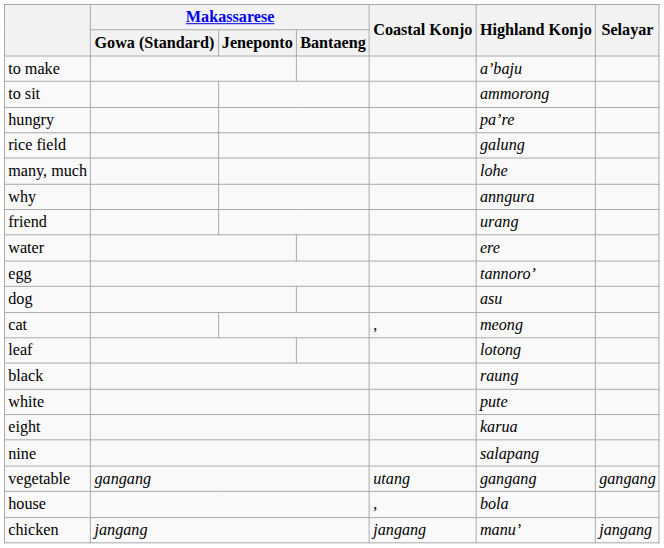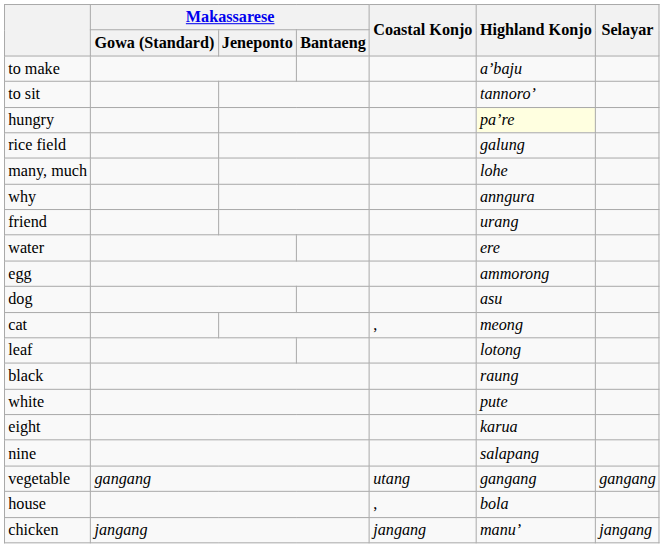(515, 94) ammorong -> (508, 94) tannoroʼ
(497, 119) no background -> (497, 119) lightyellow background
(508, 273) tannoroʼ -> (515, 273) ammorong
